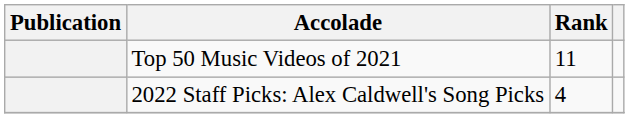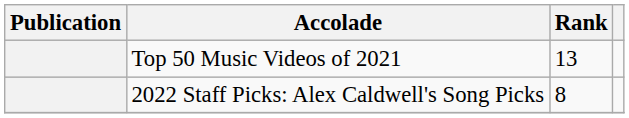(566, 58) 11 -> (566, 58) 13
(560, 94) 4 -> (560, 94) 8
